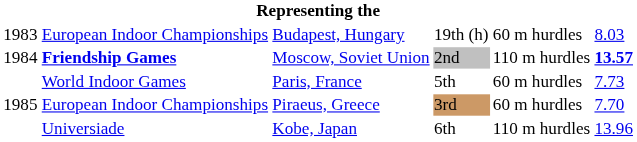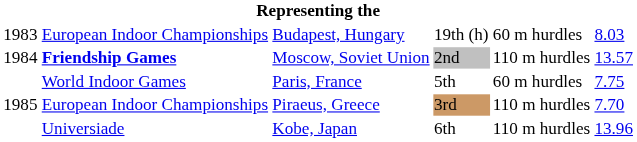(614, 57) bold -> (614, 57) normal
(609, 81) 7.73 -> (609, 81) 7.75
(538, 104) 60 m hurdles -> (542, 104) 110 m hurdles
